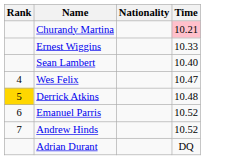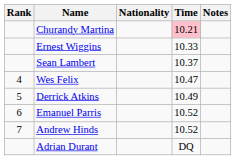+ column: (215, 12)
(186, 63) 10.40 -> (186, 63) 10.37
(19, 96) gold background -> (19, 96) no background
(186, 96) 10.48 -> (186, 96) 10.49
